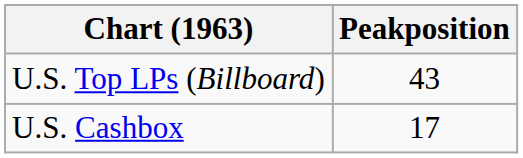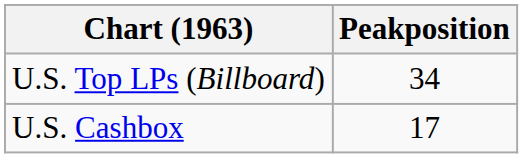(424, 78) 43 -> (424, 78) 34
